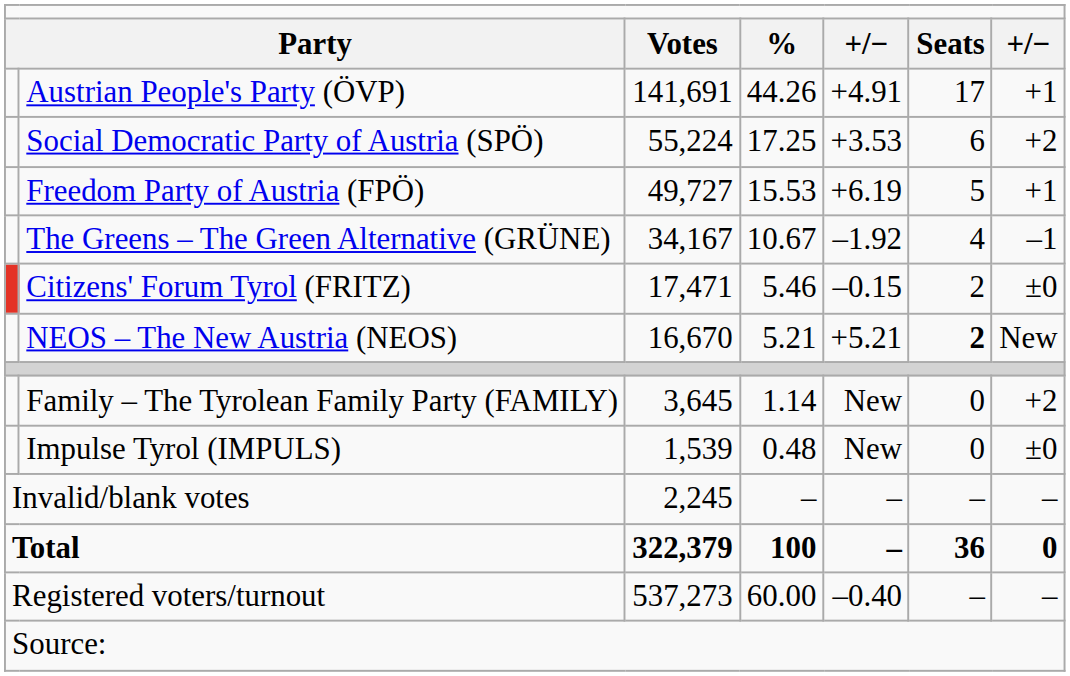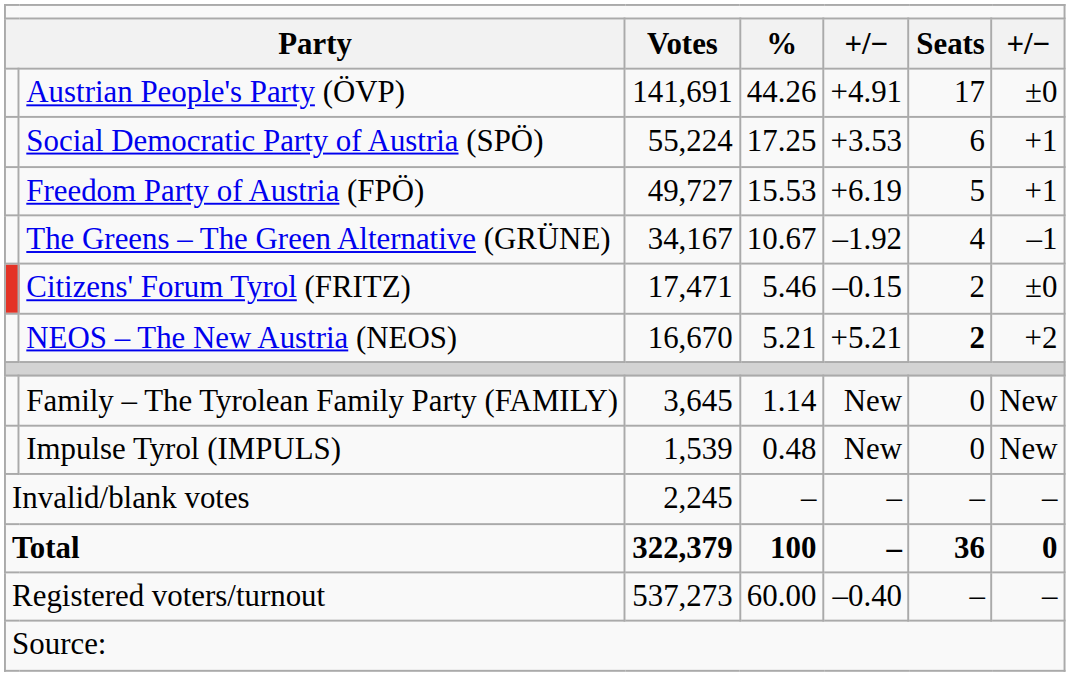(1041, 92) +1 -> (1041, 92) ±0
(1041, 141) +2 -> (1041, 141) +1
(1028, 337) New -> (1041, 337) +2
(1041, 400) +2 -> (1028, 400) New
(1041, 449) ±0 -> (1028, 449) New
